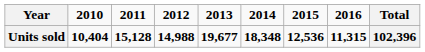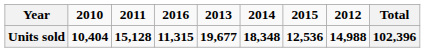columns swapped: (176, 15) <-> (348, 15)
